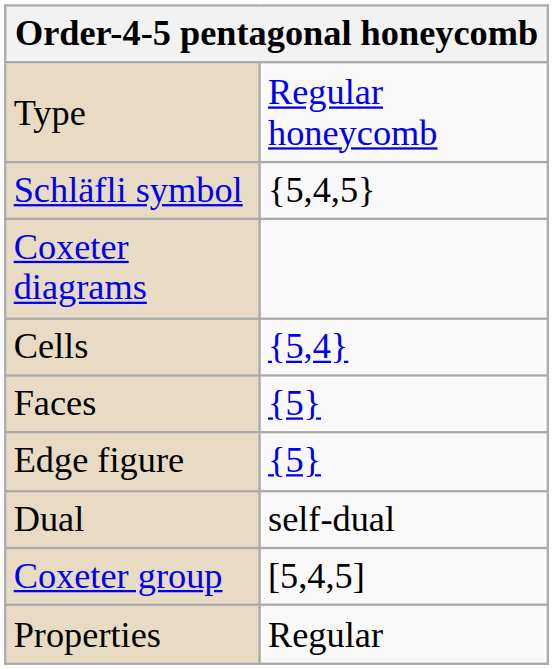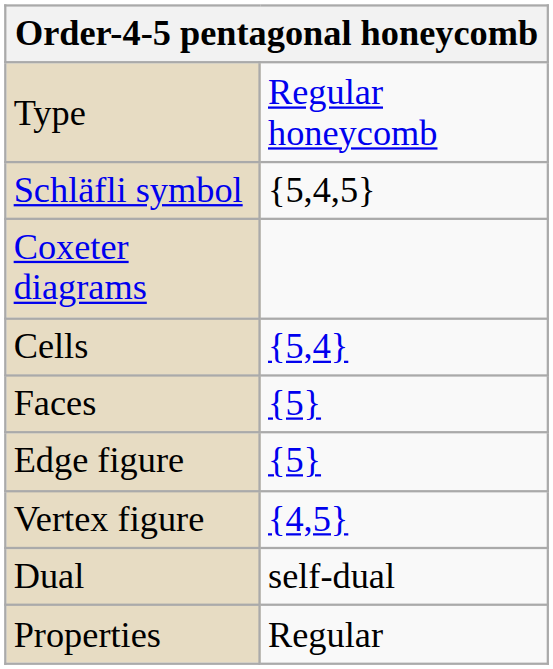+ row: (109, 518)
- row: (118, 576)
